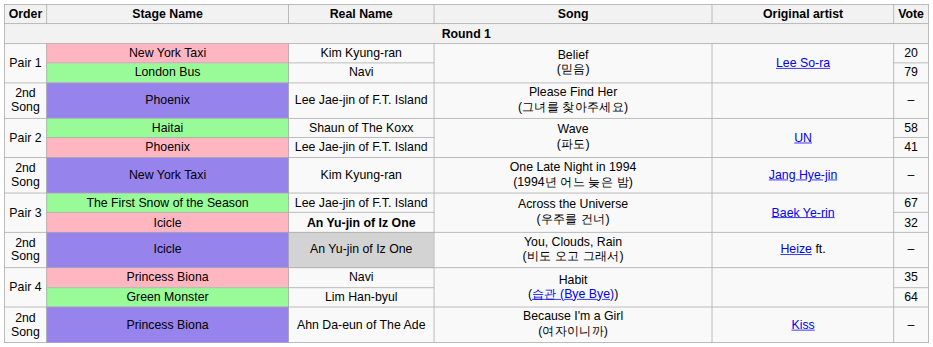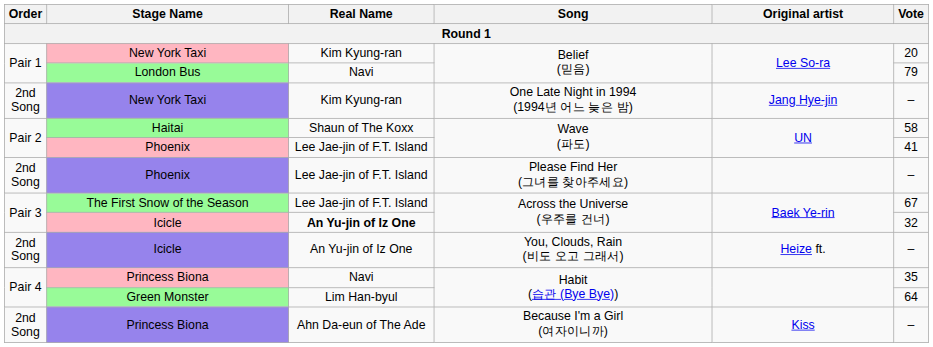rows swapped: (168, 175) <-> (168, 100)
(361, 250) lightgrey background -> (361, 250) no background
